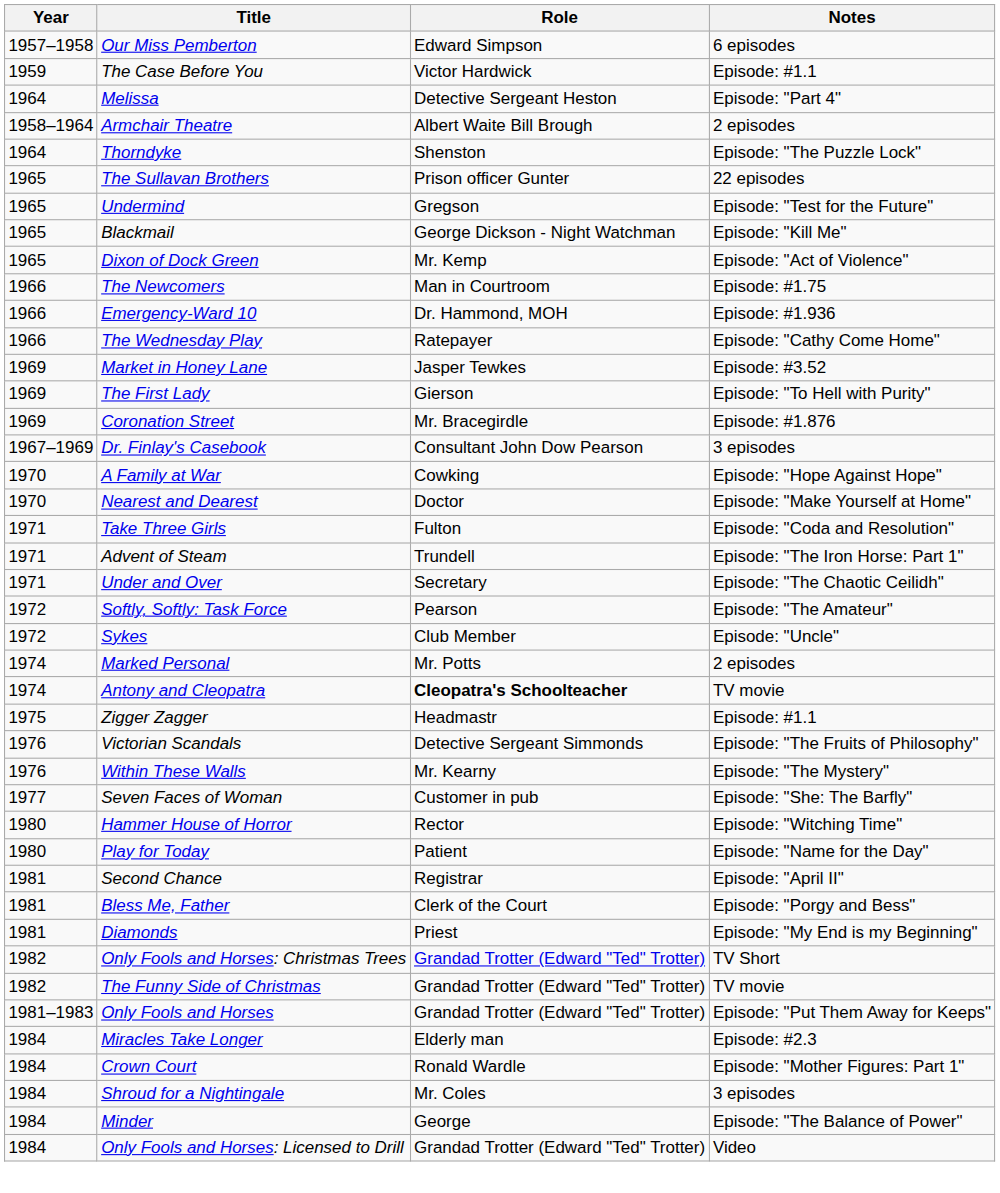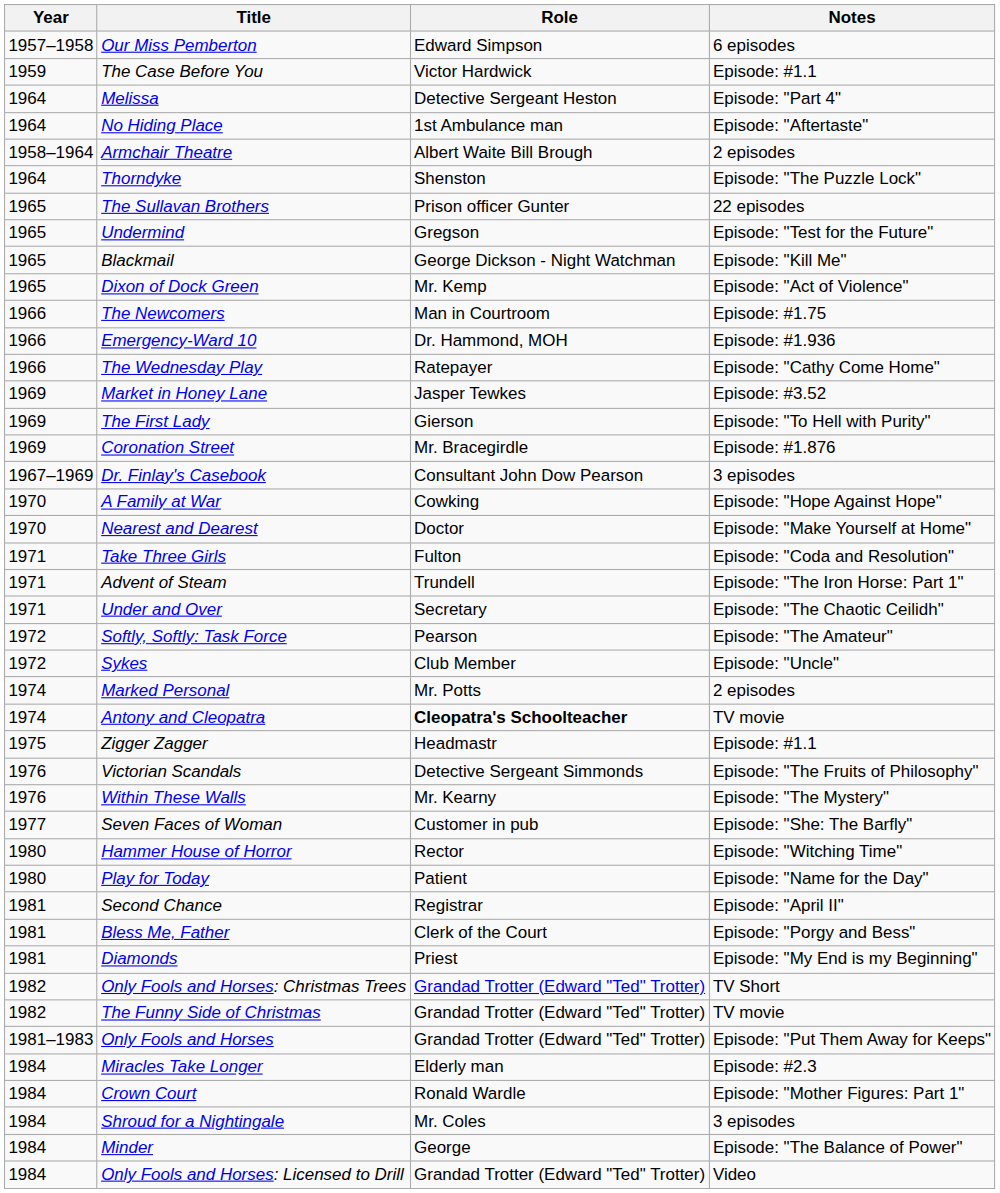+ row: (162, 125)
